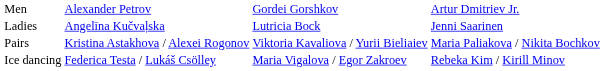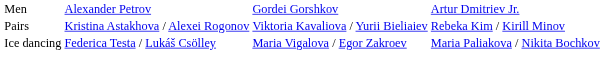- row: (21, 26)
(515, 43) Maria Paliakova / Nikita Bochkov -> (498, 26) Rebeka Kim / Kirill Minov
(498, 60) Rebeka Kim / Kirill Minov -> (515, 43) Maria Paliakova / Nikita Bochkov
